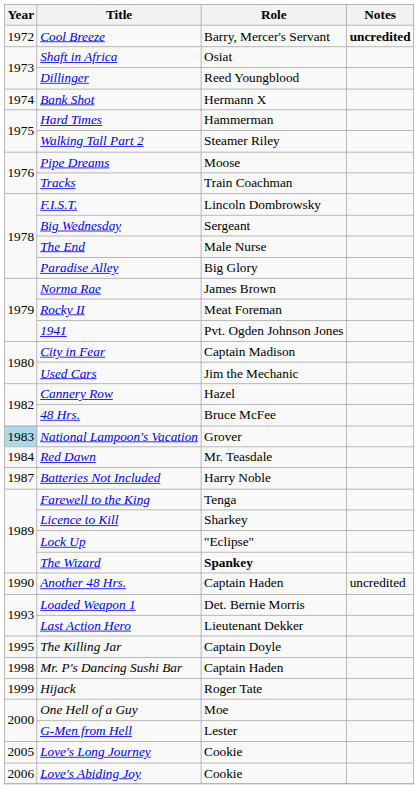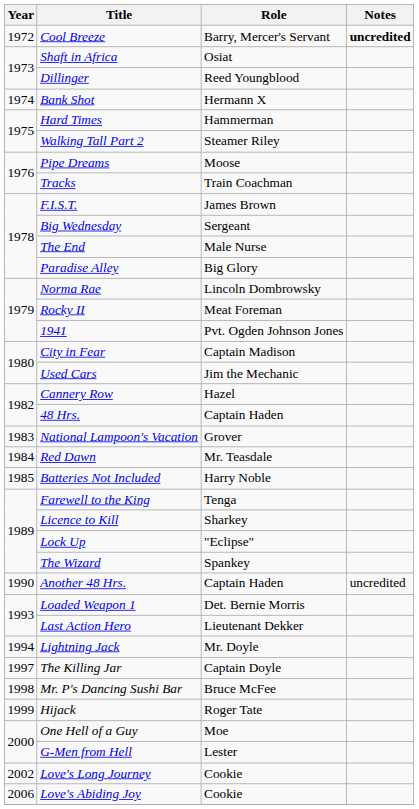(263, 204) Lincoln Dombrowsky -> (240, 204) James Brown
(240, 288) James Brown -> (263, 288) Lincoln Dombrowsky
(240, 415) Bruce McFee -> (244, 415) Captain Haden
(21, 436) lightblue background -> (21, 436) no background
(21, 478) 1987 -> (21, 478) 1985
(228, 562) bold -> (227, 562) normal
+ row: (80, 646)
(21, 646) 1995 -> (21, 667) 1997
(244, 667) Captain Haden -> (240, 688) Bruce McFee
(21, 752) 2005 -> (21, 773) 2002
